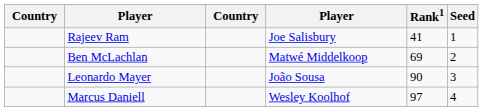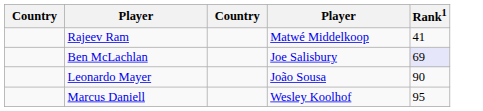- column: (462, 16)
(302, 37) Joe Salisbury -> (320, 37) Matwé Middelkoop
(318, 57) Matwé Middelkoop -> (304, 57) Joe Salisbury
(416, 57) no background -> (419, 57) lavender background
(416, 96) 97 -> (419, 96) 95
